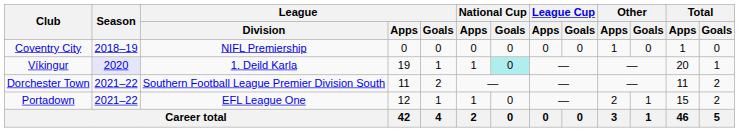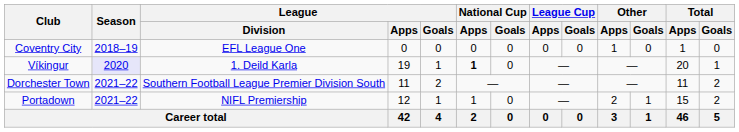(264, 48) NIFL Premiership -> (264, 48) EFL League One
(474, 65) normal -> (474, 65) bold
(510, 65) paleturquoise background -> (510, 65) no background
(264, 100) EFL League One -> (264, 100) NIFL Premiership
